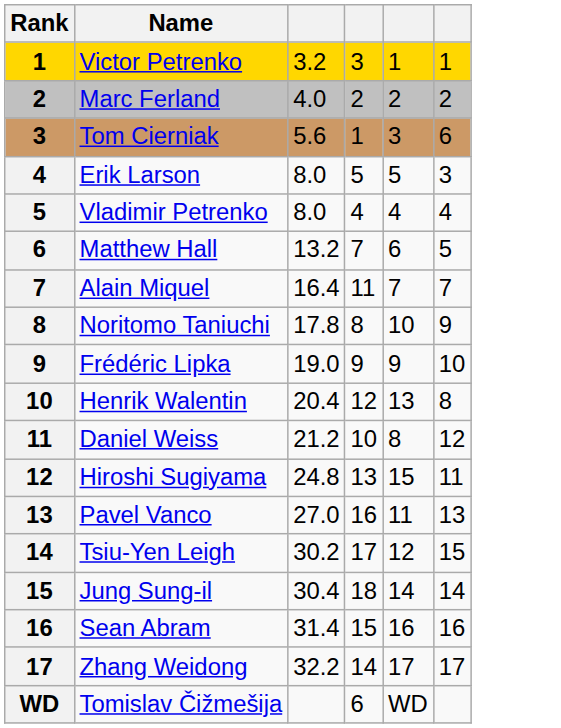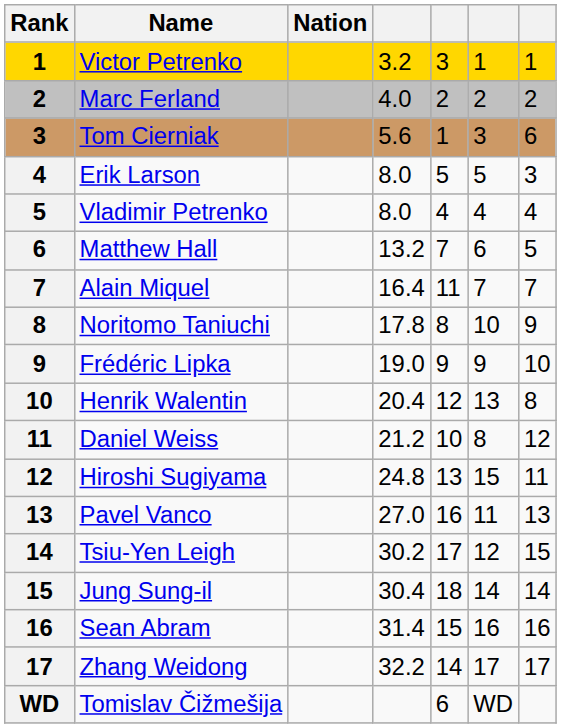+ column: (330, 23)
